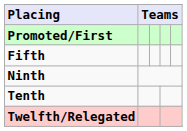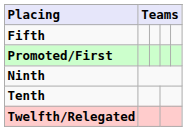rows swapped: (60, 35) <-> (26, 55)
